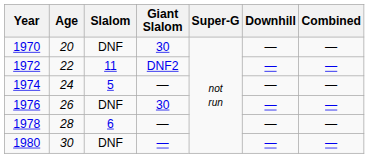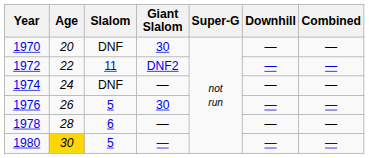(110, 85) 5 -> (110, 85) DNF
(110, 104) DNF -> (110, 104) 5
(67, 143) no background -> (67, 143) gold background
(110, 143) DNF -> (110, 143) 5
